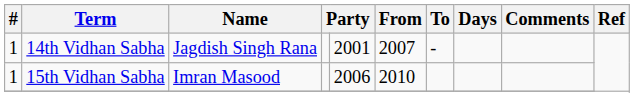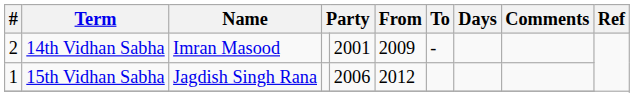(13, 47) 1 -> (13, 47) 2
(245, 47) Jagdish Singh Rana -> (227, 47) Imran Masood
(397, 47) 2007 -> (397, 47) 2009
(227, 76) Imran Masood -> (245, 76) Jagdish Singh Rana
(397, 76) 2010 -> (397, 76) 2012
